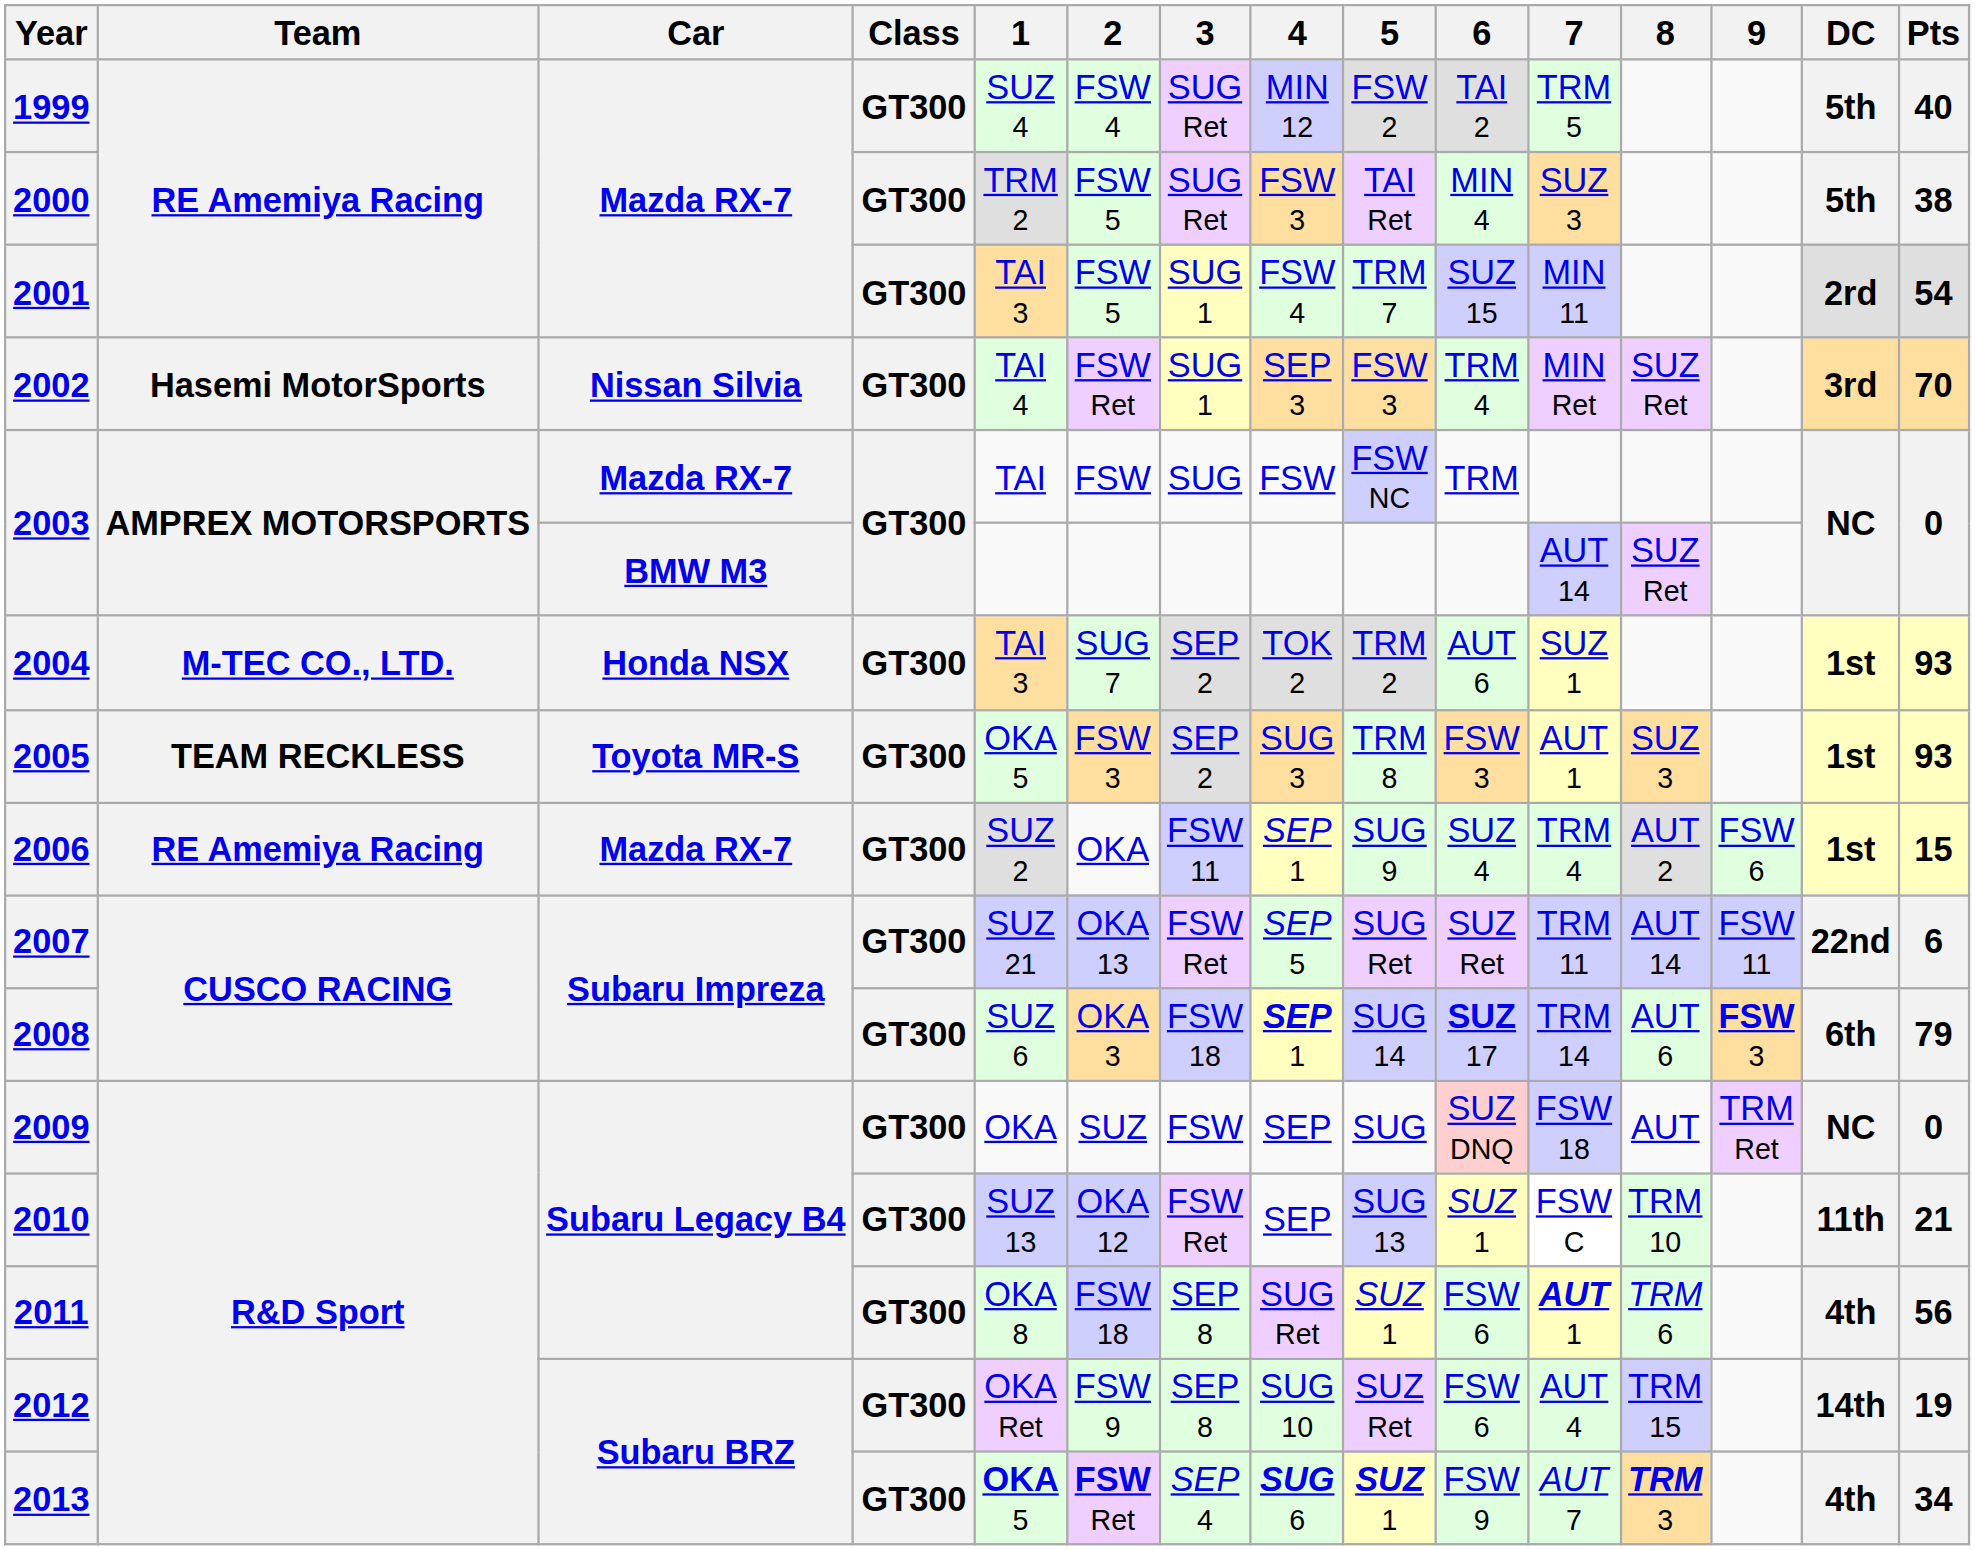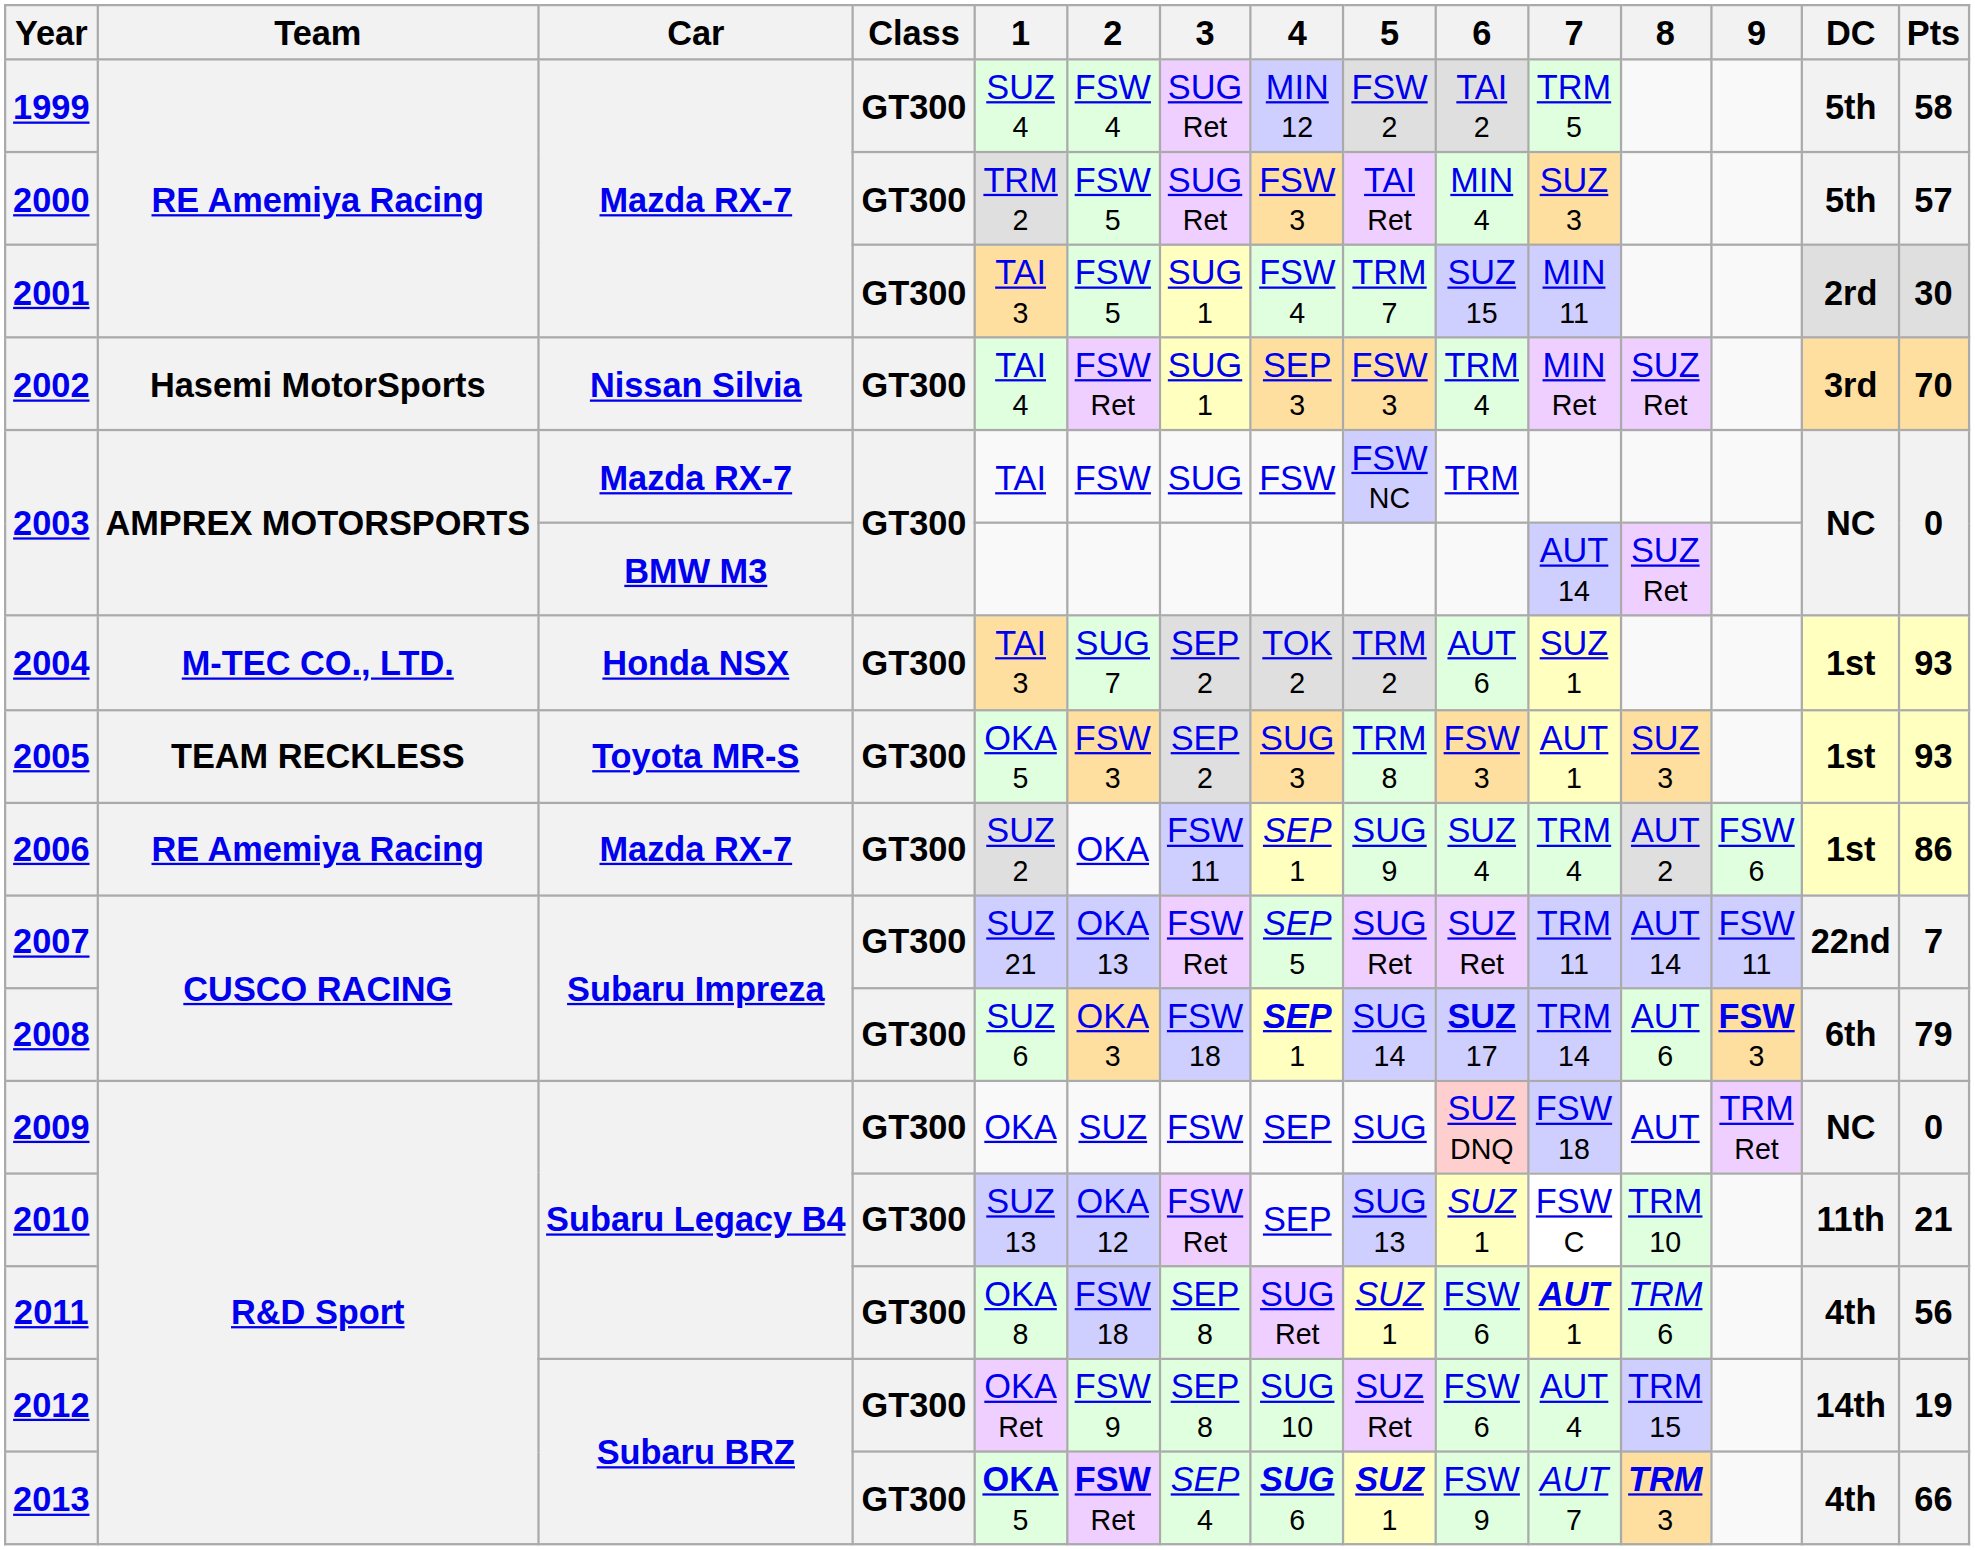(1933, 106) 40 -> (1933, 106) 58
(1933, 199) 38 -> (1933, 199) 57
(1933, 292) 54 -> (1933, 292) 30
(1933, 849) 15 -> (1933, 849) 86
(1933, 941) 6 -> (1933, 941) 7
(1933, 1498) 34 -> (1933, 1498) 66
